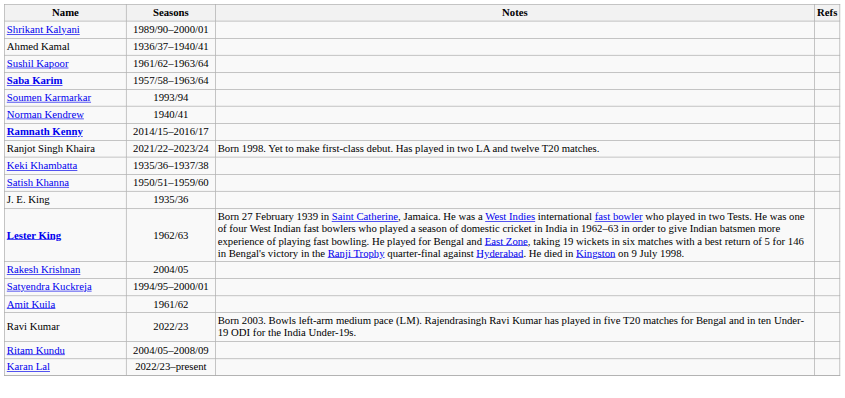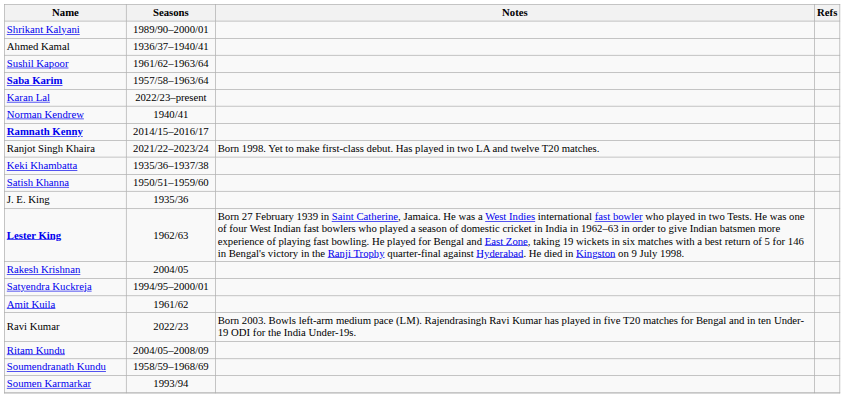rows swapped: (49, 98) <-> (28, 367)
+ row: (56, 367)
